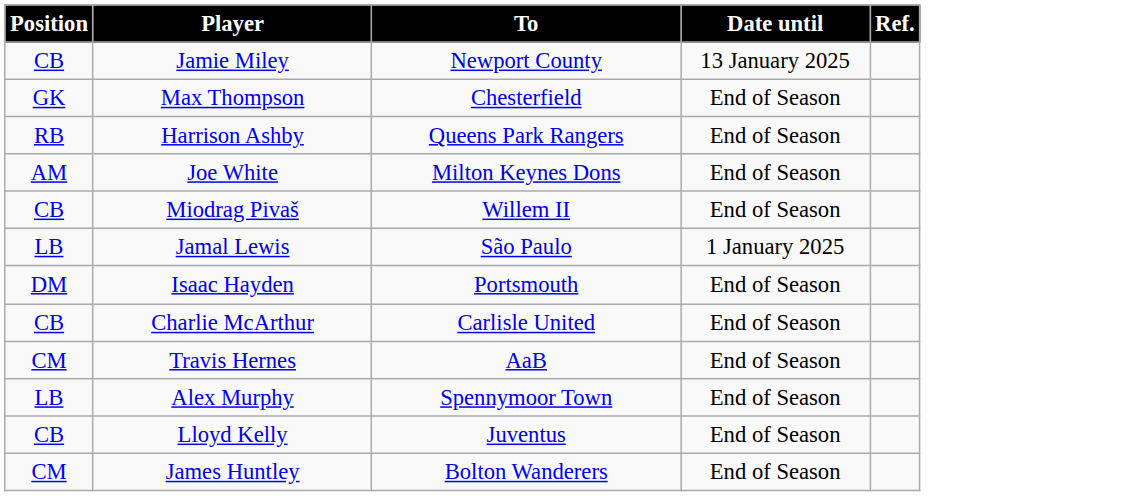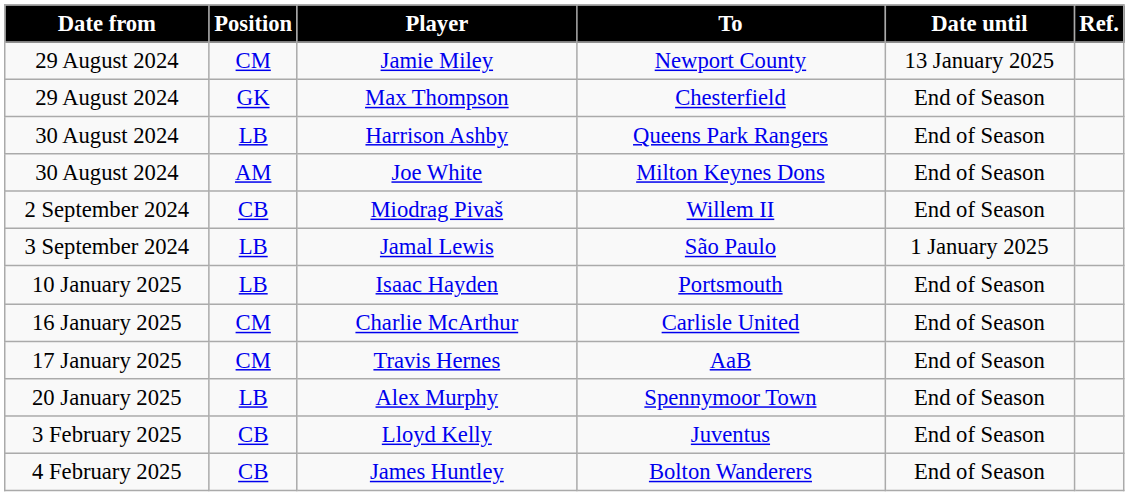+ column: (107, 23)
(49, 60) CB -> (253, 60) CM
(49, 135) RB -> (253, 135) LB
(49, 284) DM -> (253, 284) LB
(49, 322) CB -> (253, 322) CM
(49, 471) CM -> (253, 471) CB
